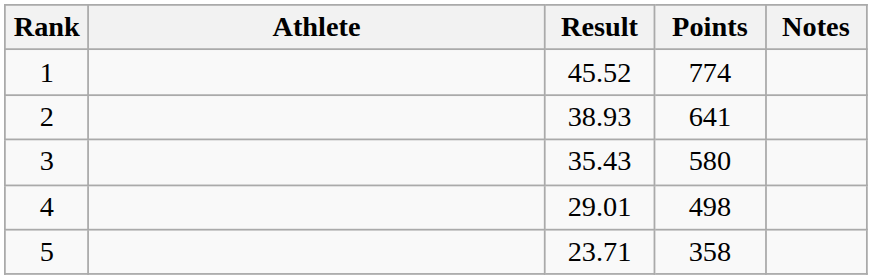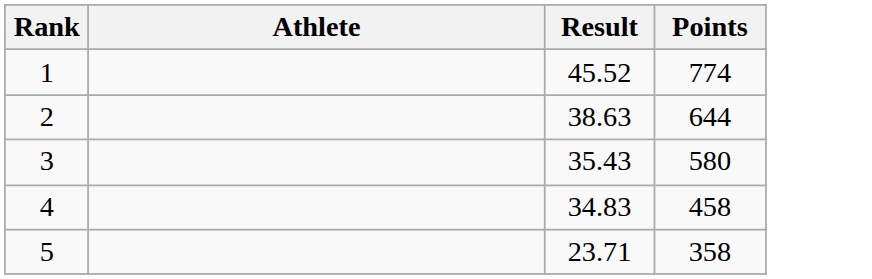- column: (816, 26)
(599, 116) 38.93 -> (599, 116) 38.63
(710, 116) 641 -> (710, 116) 644
(599, 206) 29.01 -> (599, 206) 34.83
(710, 206) 498 -> (710, 206) 458
